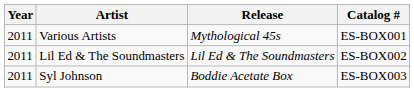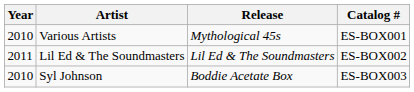(20, 35) 2011 -> (20, 35) 2010
(20, 76) 2011 -> (20, 76) 2010
